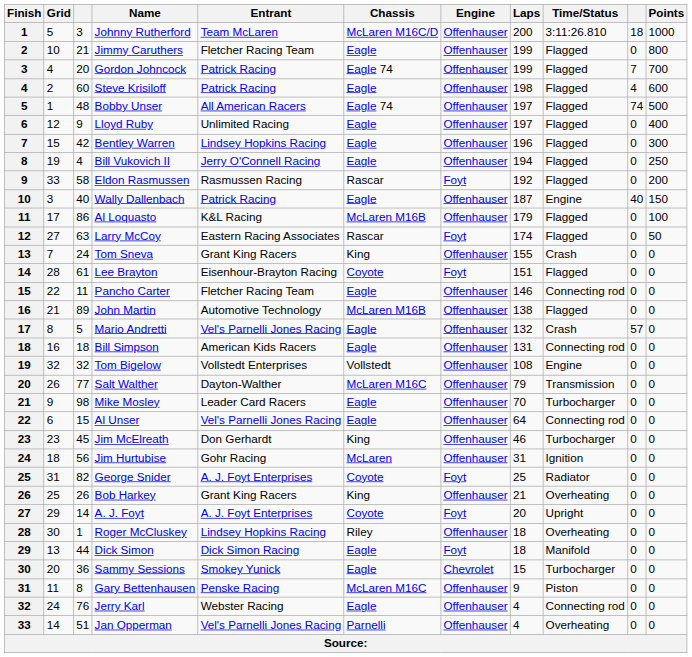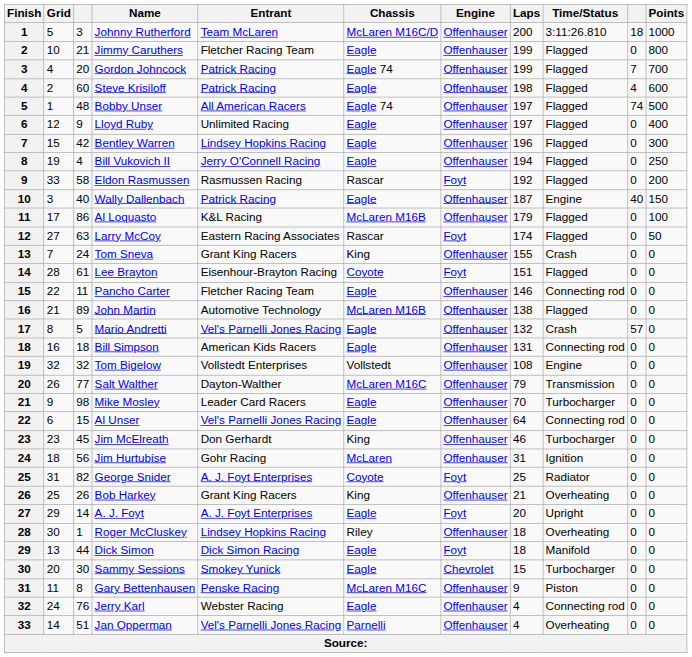(365, 513) Coyote -> (361, 513) Eagle
(83, 569) 36 -> (83, 569) 30
